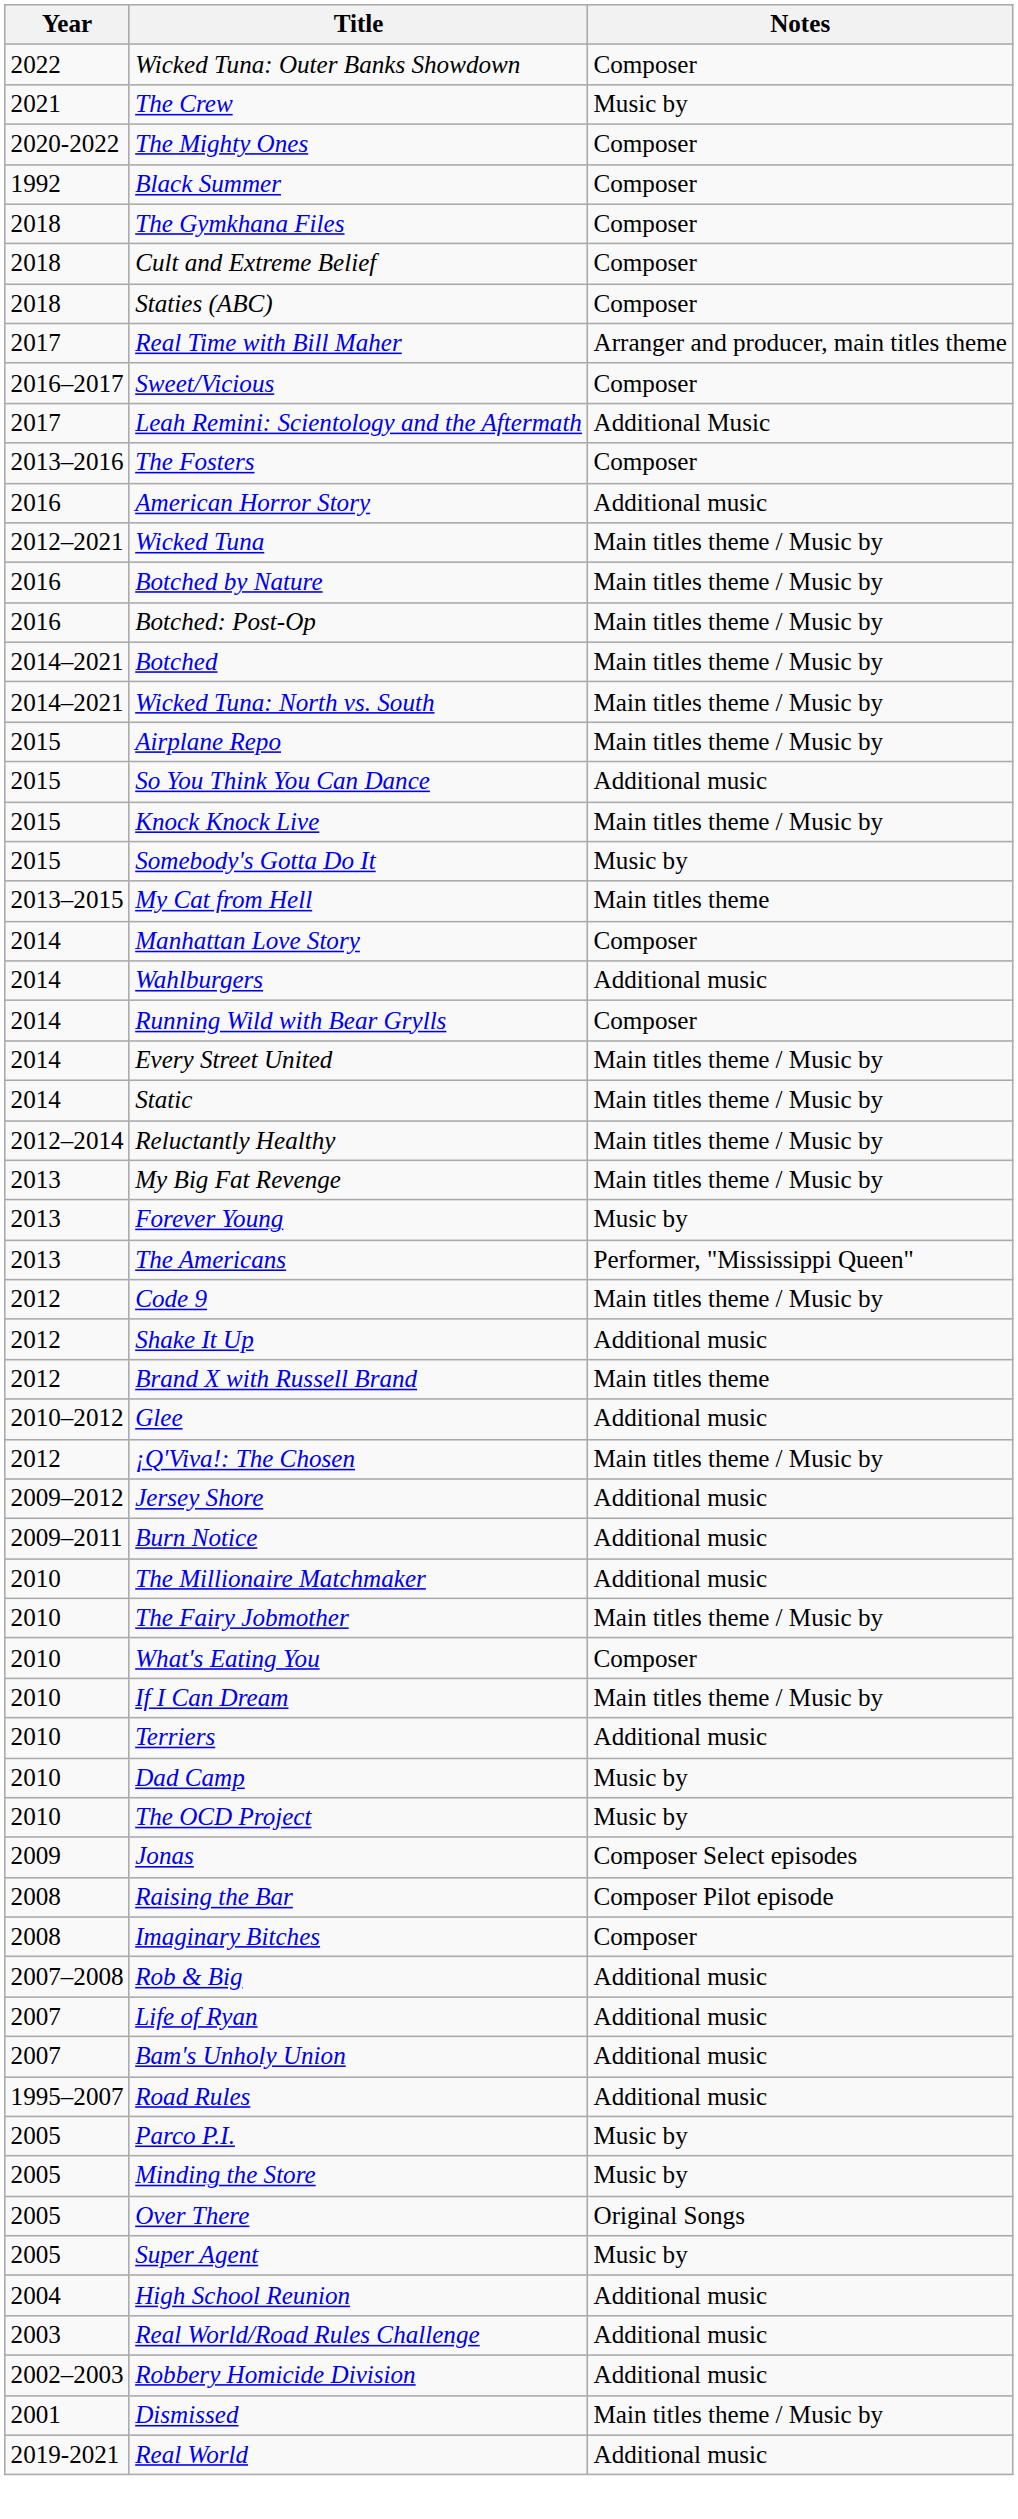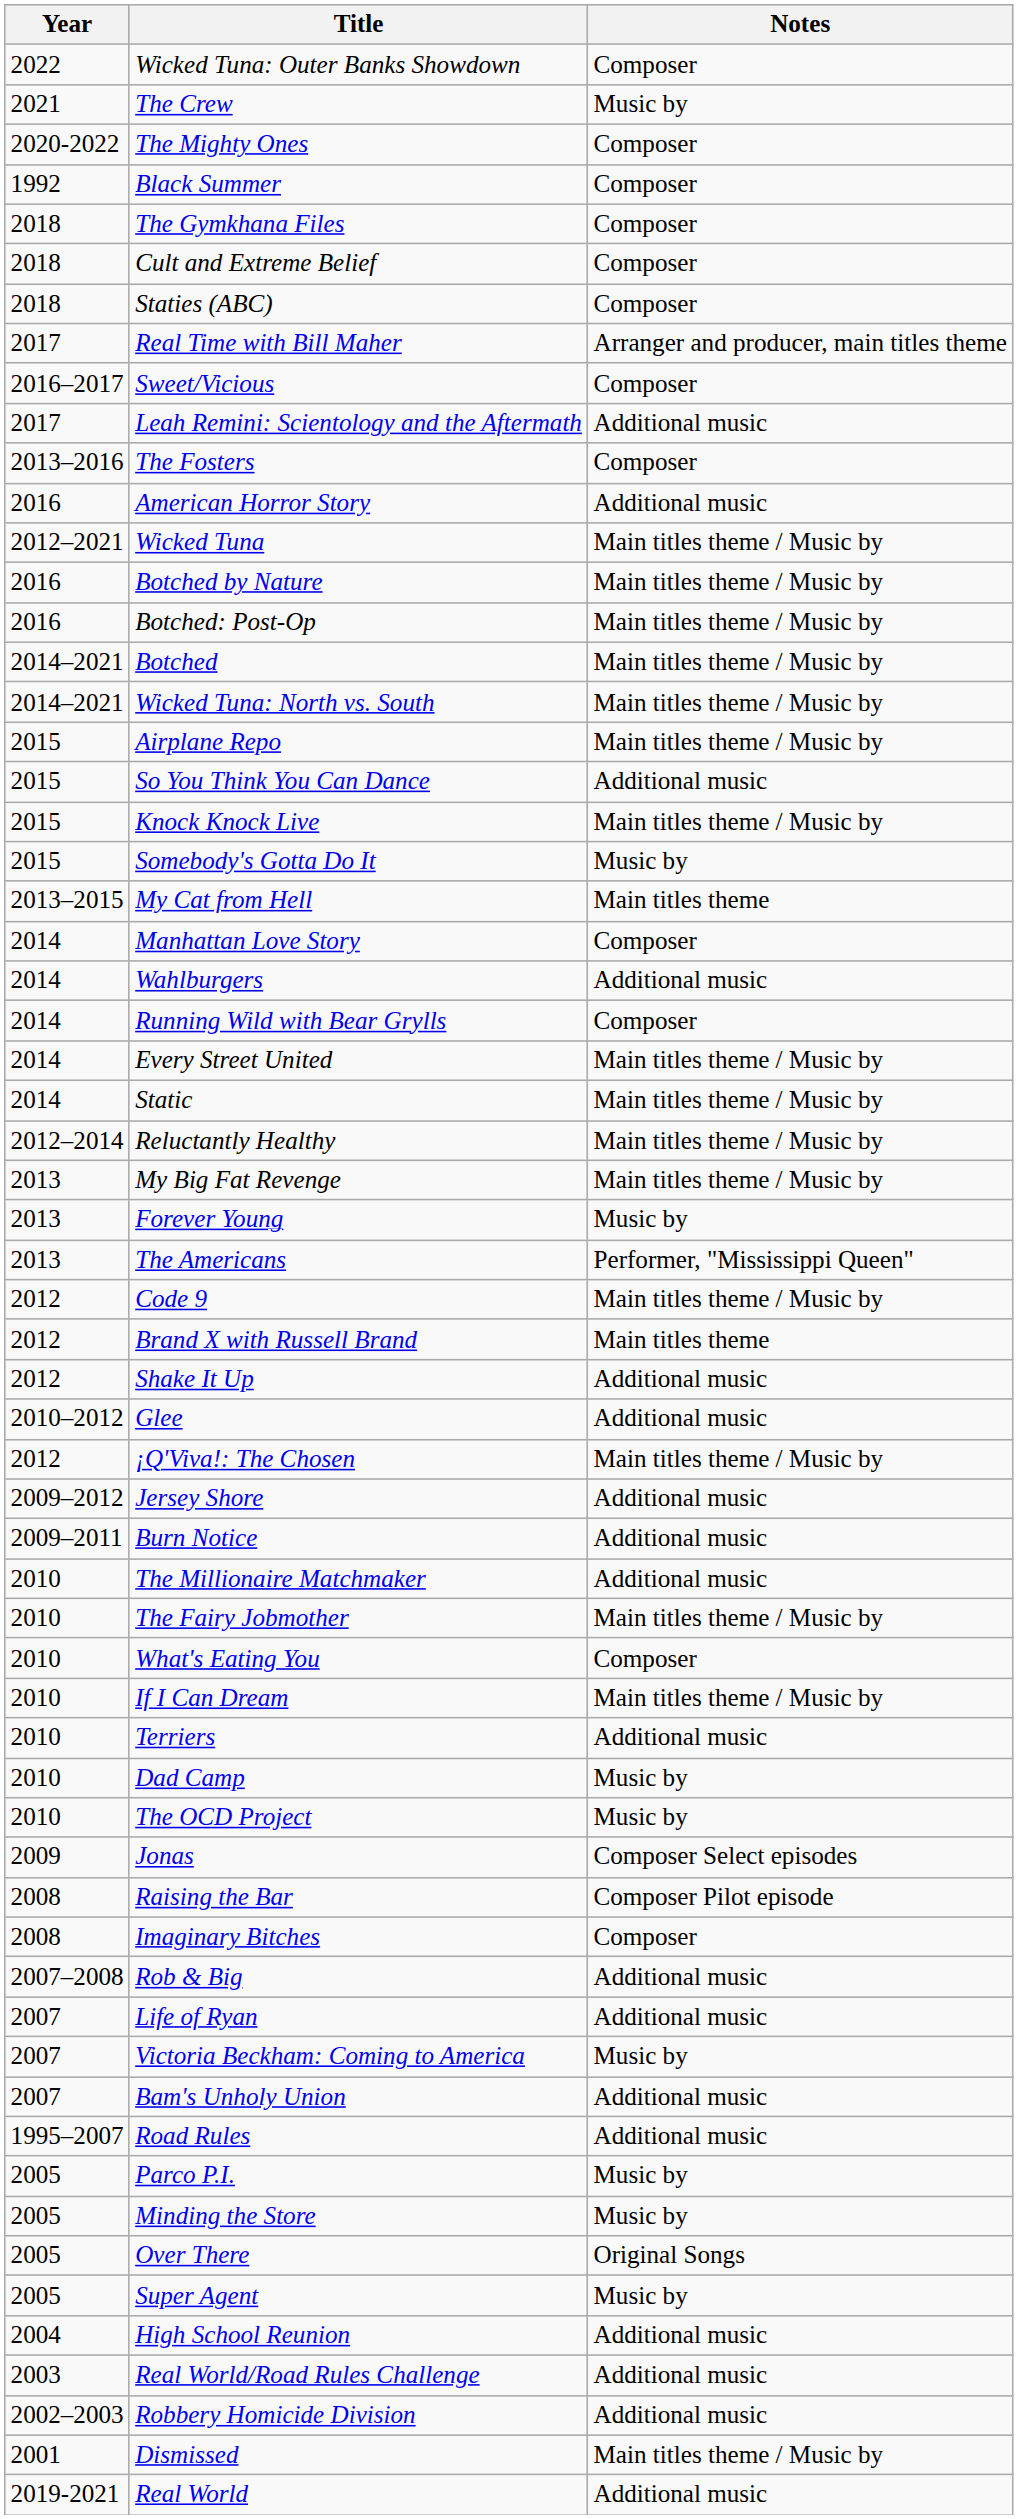(682, 422) Additional Music -> (680, 422) Additional music
rows swapped: (194, 1339) <-> (276, 1378)
+ row: (330, 2056)
